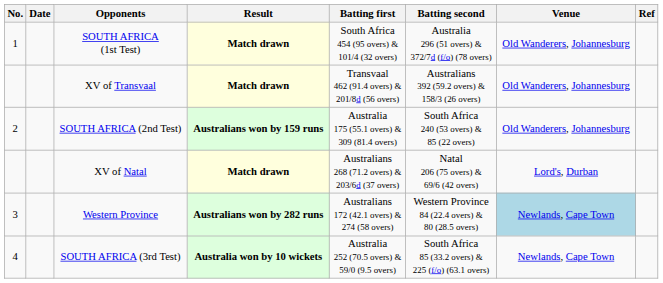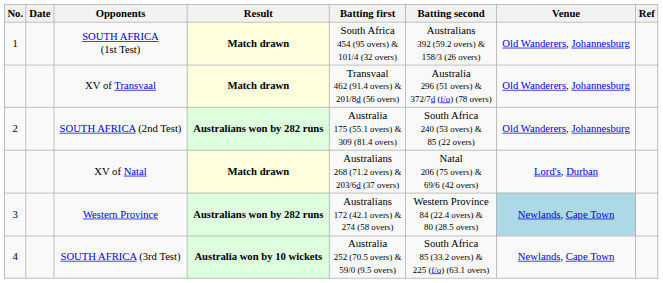(451, 43) Australia 296 (51 overs) & 372/7d (f/o) (78 overs) -> (451, 43) Australians 392 (59.2 overs) & 158/3 (26 overs)
(451, 86) Australians 392 (59.2 overs) & 158/3 (26 overs) -> (451, 86) Australia 296 (51 overs) & 372/7d (f/o) (78 overs)
(258, 129) Australians won by 159 runs -> (258, 129) Australians won by 282 runs
